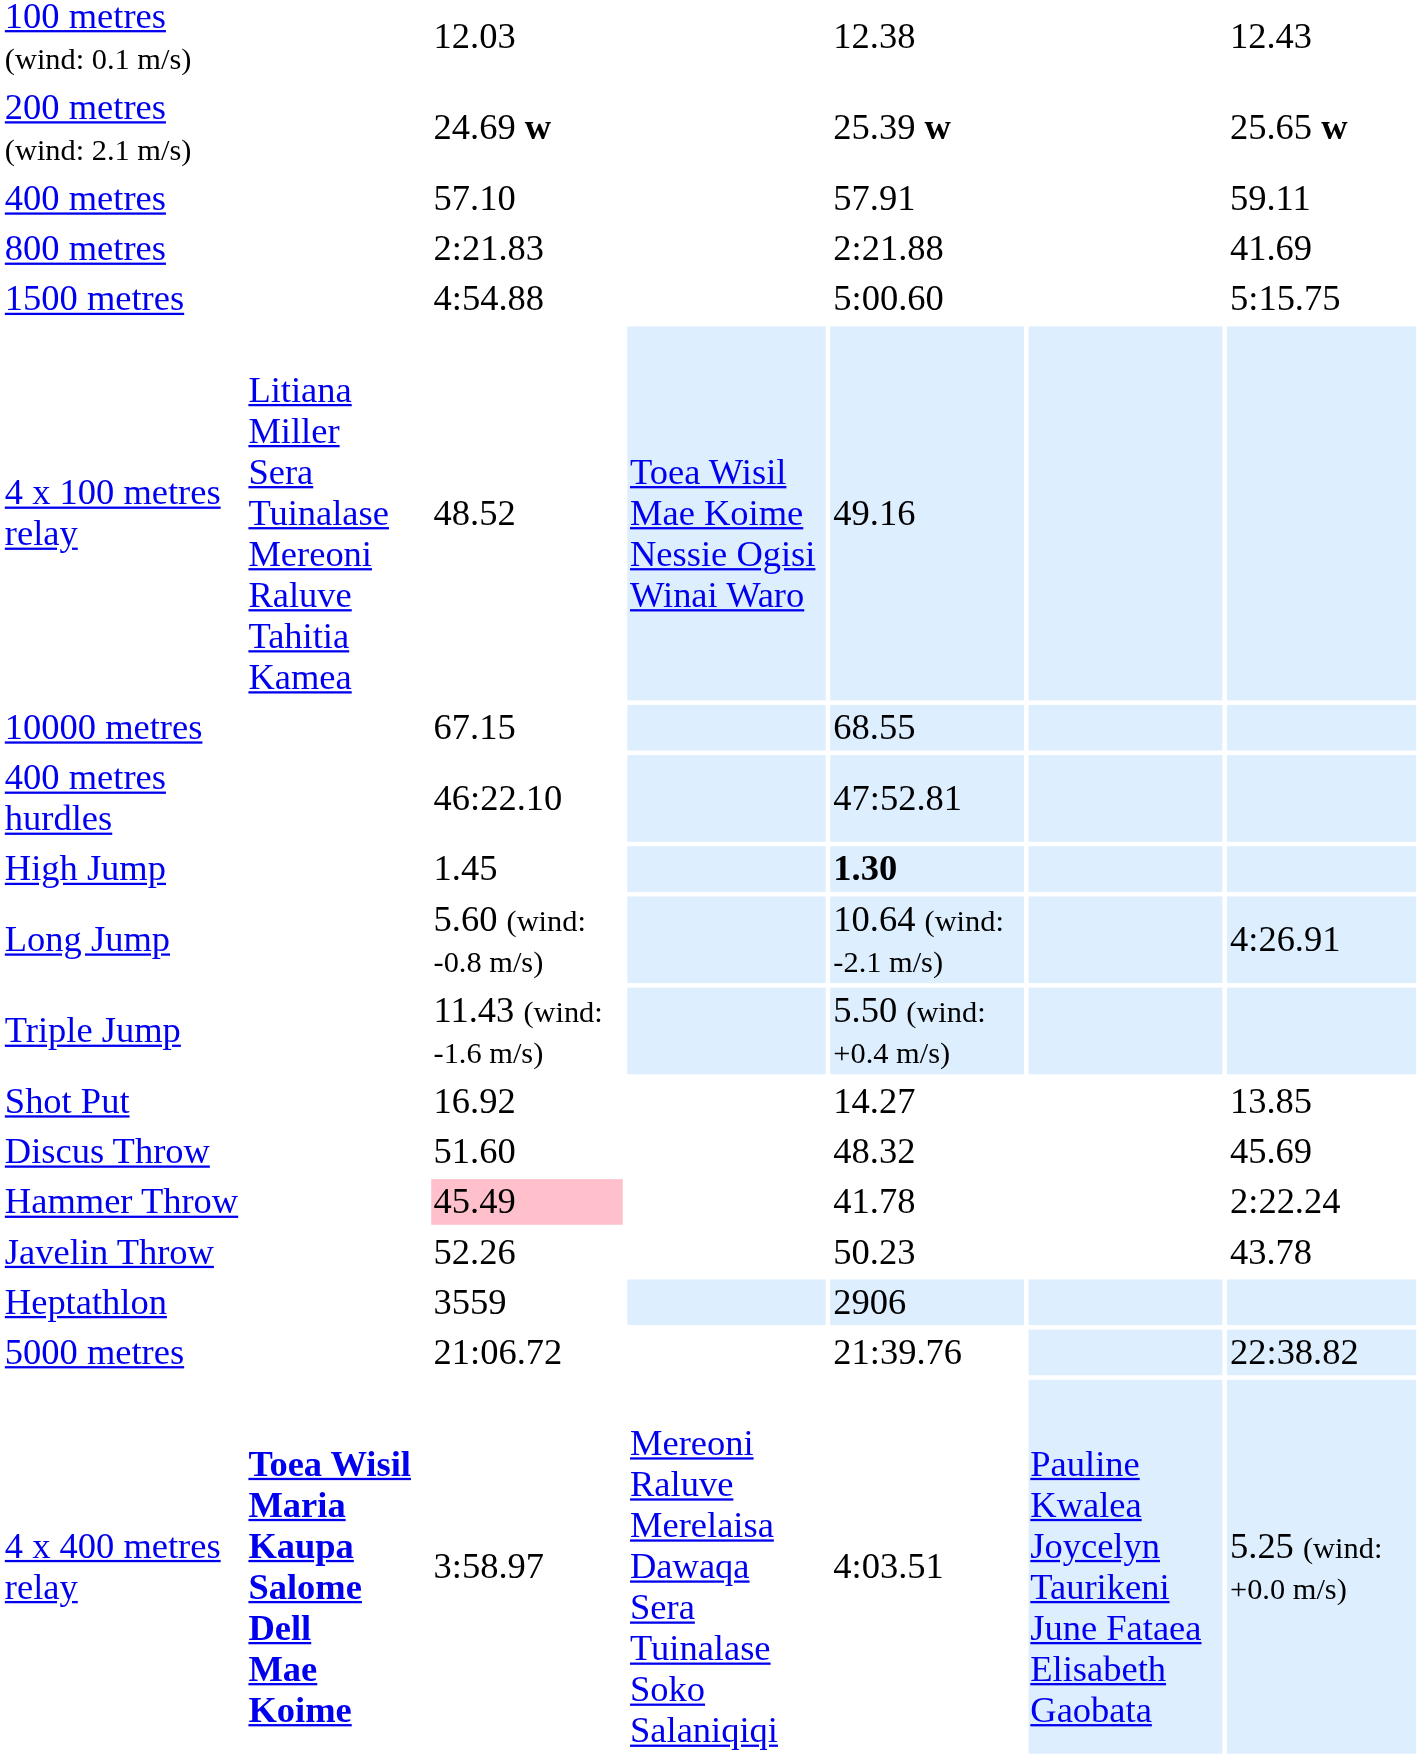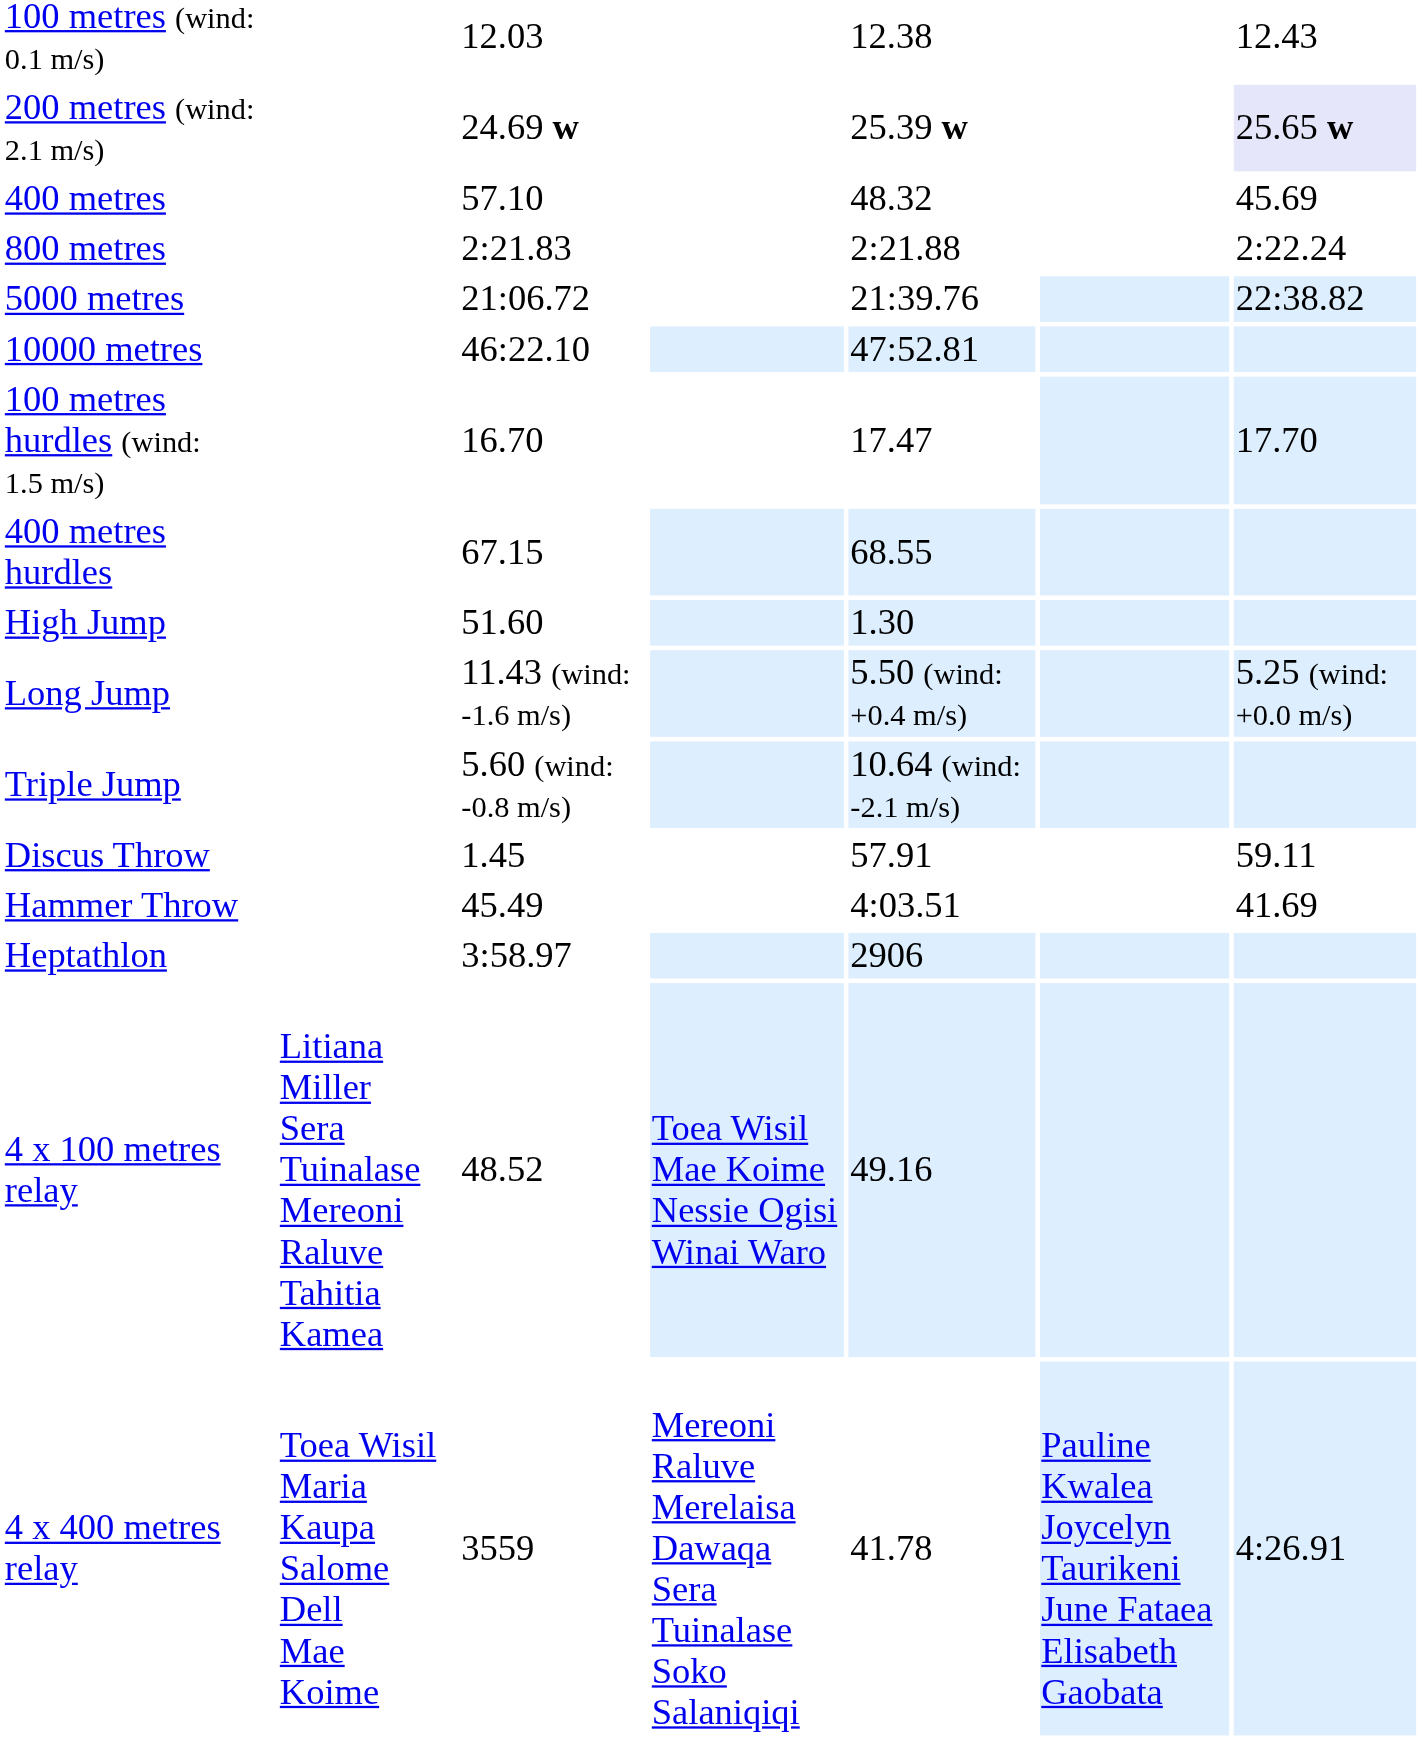(1289, 127) no background -> (1295, 127) lavender background
(874, 198) 57.91 -> (891, 198) 48.32
(1270, 198) 59.11 -> (1277, 198) 45.69
(1271, 248) 41.69 -> (1291, 248) 2:22.24
- row: (95, 298)
rows swapped: (95, 1351) <-> (113, 512)
(475, 727) 67.15 -> (526, 348) 46:22.10
(874, 727) 68.55 -> (915, 348) 47:52.81
+ row: (103, 439)
(498, 797) 46:22.10 -> (502, 551) 67.15
(898, 797) 47:52.81 -> (891, 551) 68.55
(465, 868) 1.45 -> (502, 622) 51.60
(865, 868) bold -> (882, 622) normal
(510, 939) 5.60 (wind: -0.8 m/s) -> (546, 692) 11.43 (wind: -1.6 m/s)
(919, 939) 10.64 (wind: -2.1 m/s) -> (927, 692) 5.50 (wind: +0.4 m/s)
(1285, 939) 4:26.91 -> (1312, 692) 5.25 (wind: +0.0 m/s)
(518, 1030) 11.43 (wind: -1.6 m/s) -> (538, 784) 5.60 (wind: -0.8 m/s)
(910, 1030) 5.50 (wind: +0.4 m/s) -> (936, 784) 10.64 (wind: -2.1 m/s)
- row: (67, 1100)
(475, 1151) 51.60 -> (493, 854) 1.45
(874, 1151) 48.32 -> (891, 854) 57.91
(1271, 1151) 45.69 -> (1276, 854) 59.11
(475, 1201) pink background -> (502, 904) no background
(874, 1201) 41.78 -> (906, 904) 4:03.51
(1285, 1201) 2:22.24 -> (1277, 904) 41.69
- row: (109, 1251)
(470, 1301) 3559 -> (517, 955) 3:58.97
(330, 1586) bold -> (358, 1568) normal
(489, 1566) 3:58.97 -> (498, 1547) 3559
(889, 1566) 4:03.51 -> (891, 1547) 41.78
(1306, 1566) 5.25 (wind: +0.0 m/s) -> (1291, 1547) 4:26.91
